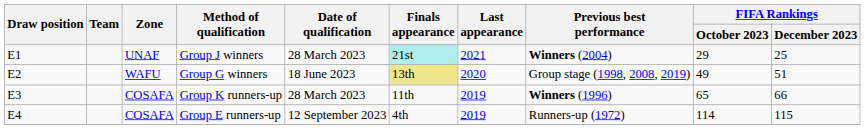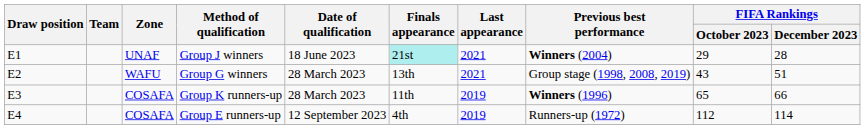(327, 54) 28 March 2023 -> (322, 54) 18 June 2023
(781, 54) 25 -> (781, 54) 28
(322, 74) 18 June 2023 -> (327, 74) 28 March 2023
(403, 74) khaki background -> (403, 74) no background
(473, 74) 2020 -> (473, 74) 2021
(702, 74) 49 -> (702, 74) 43
(705, 114) 114 -> (705, 114) 112
(784, 114) 115 -> (784, 114) 114
